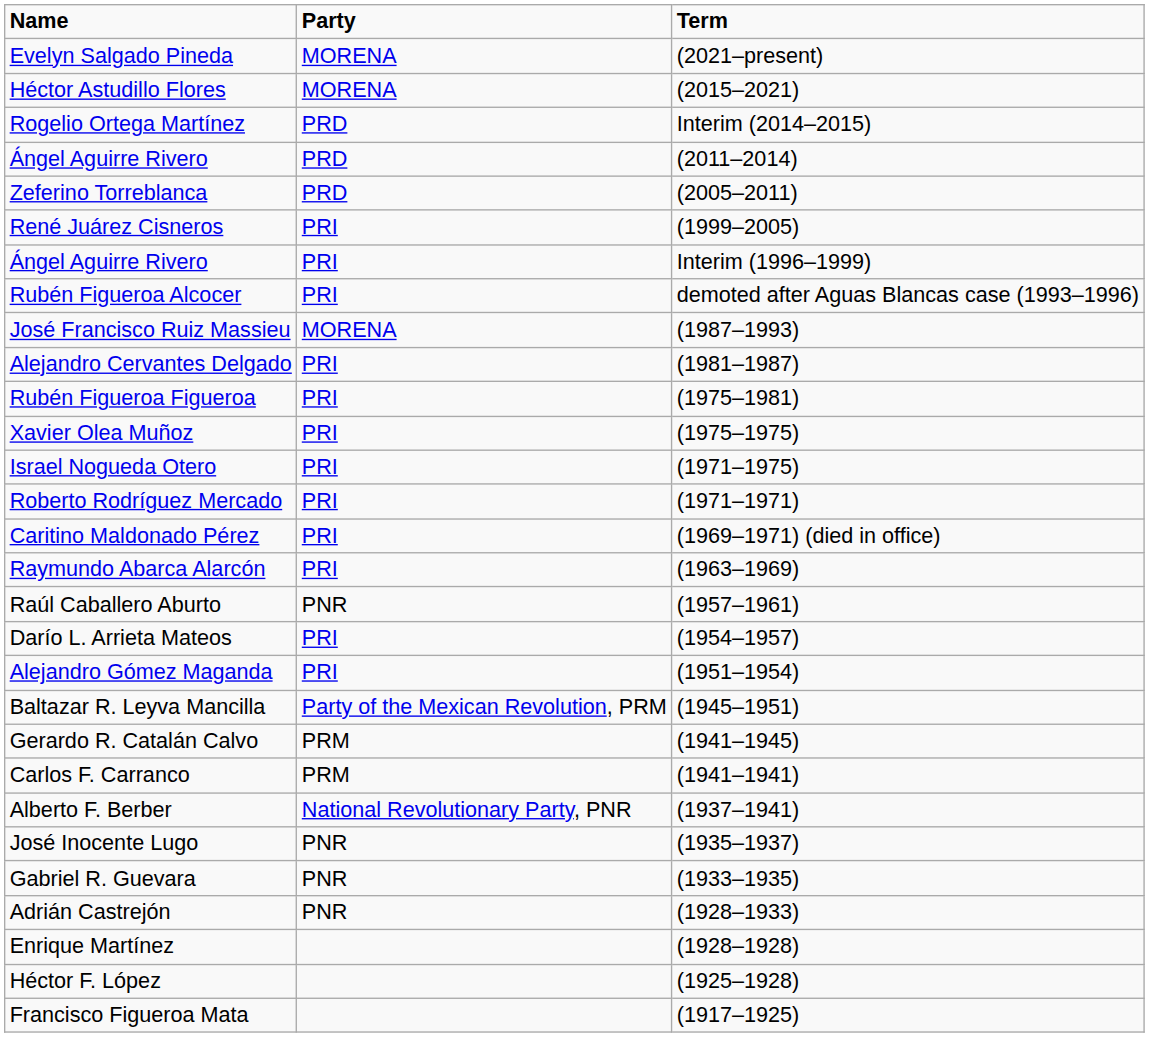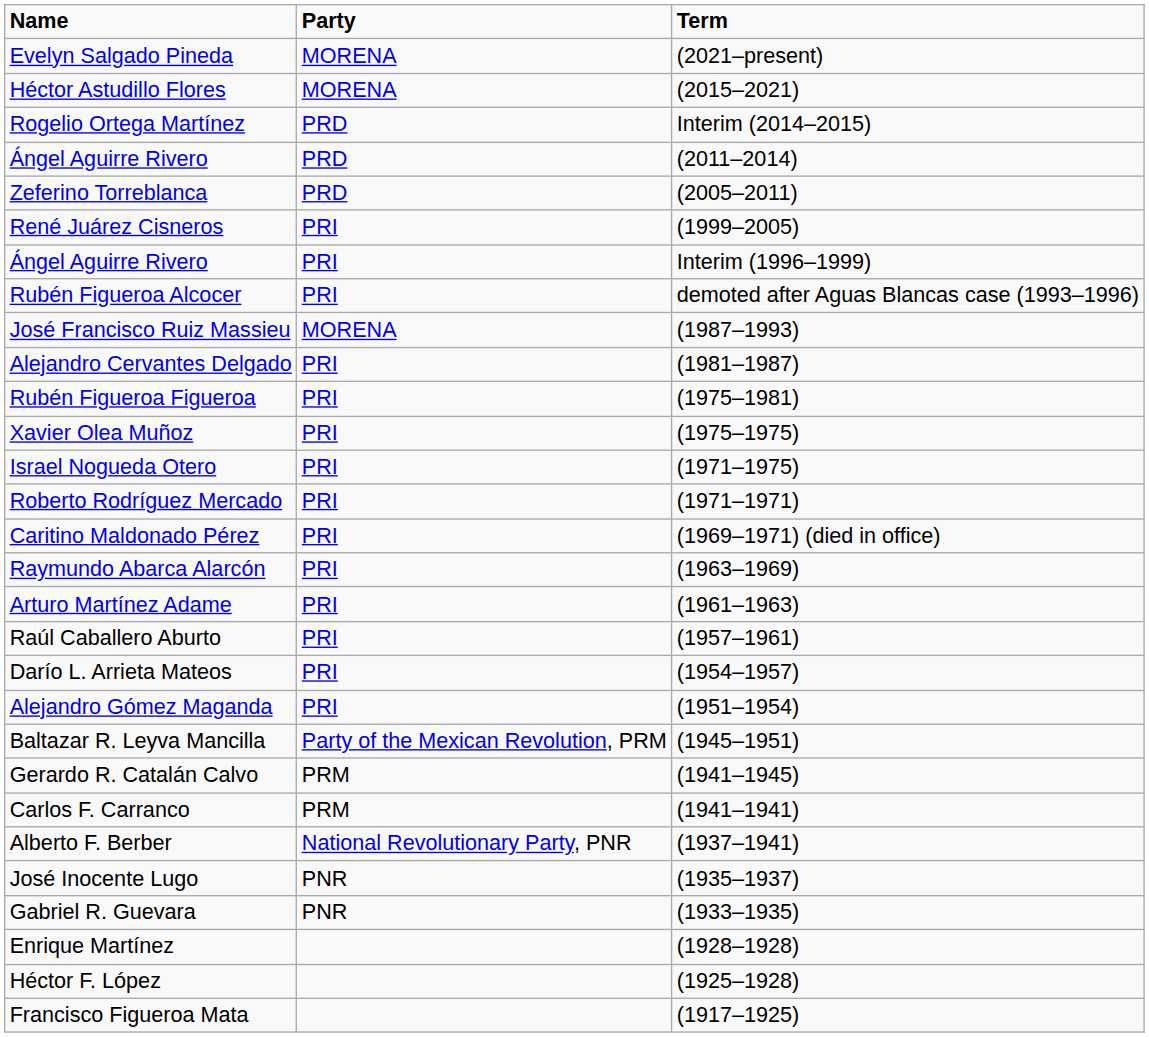+ row: (121, 603)
(325, 603) PNR -> (320, 638) PRI
- row: (90, 912)
